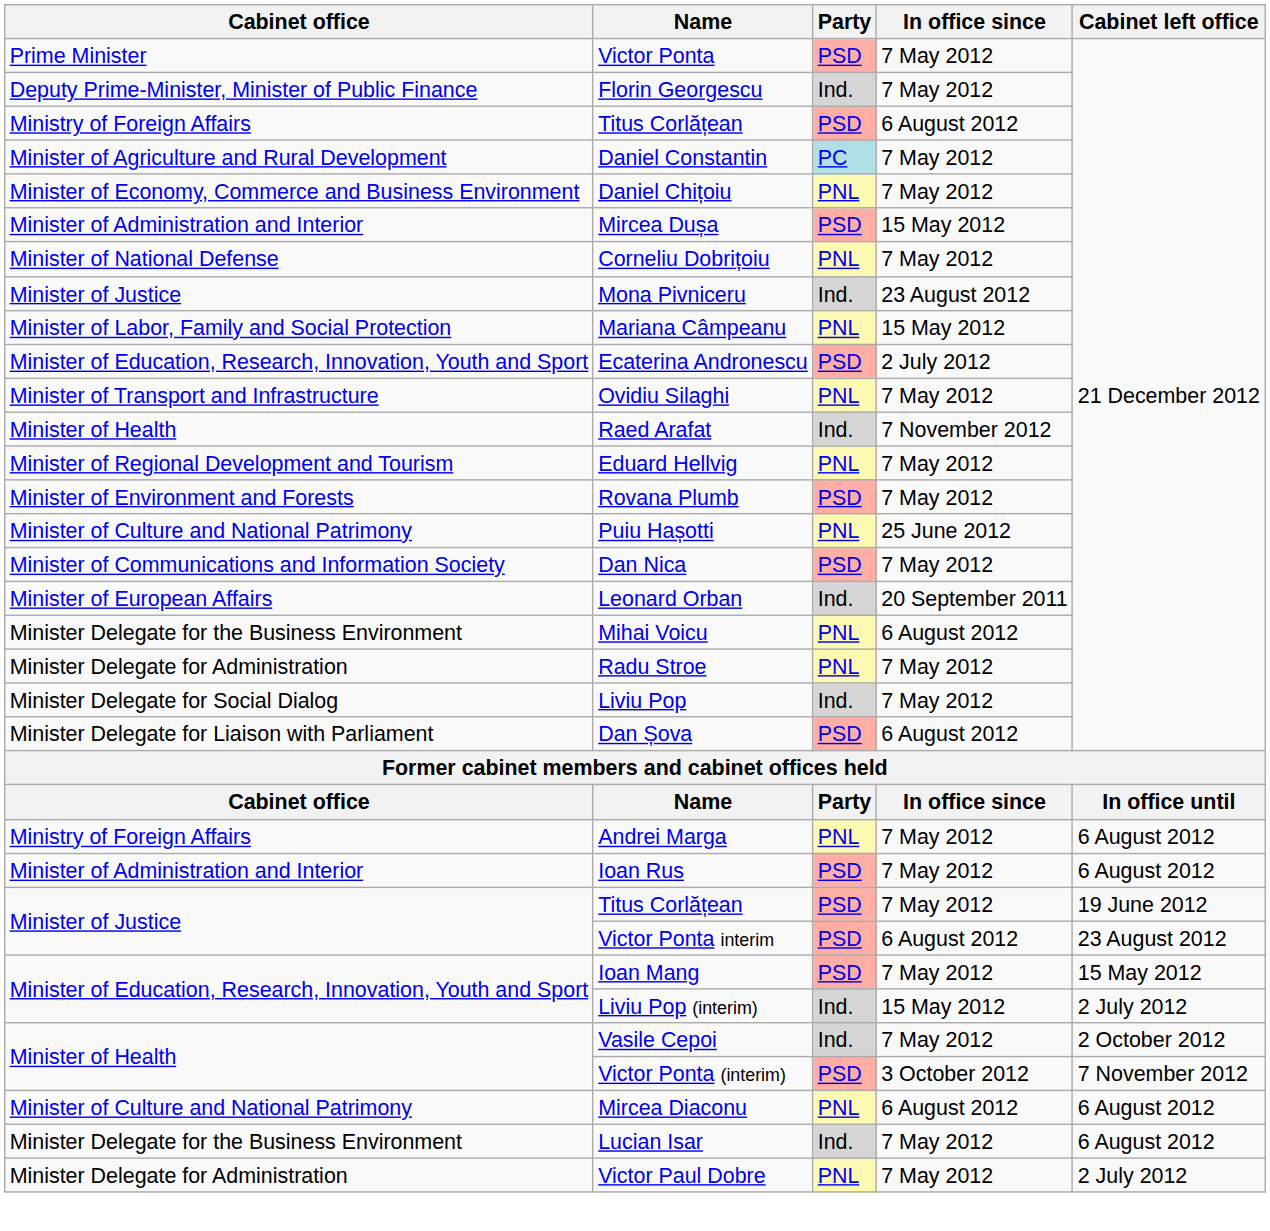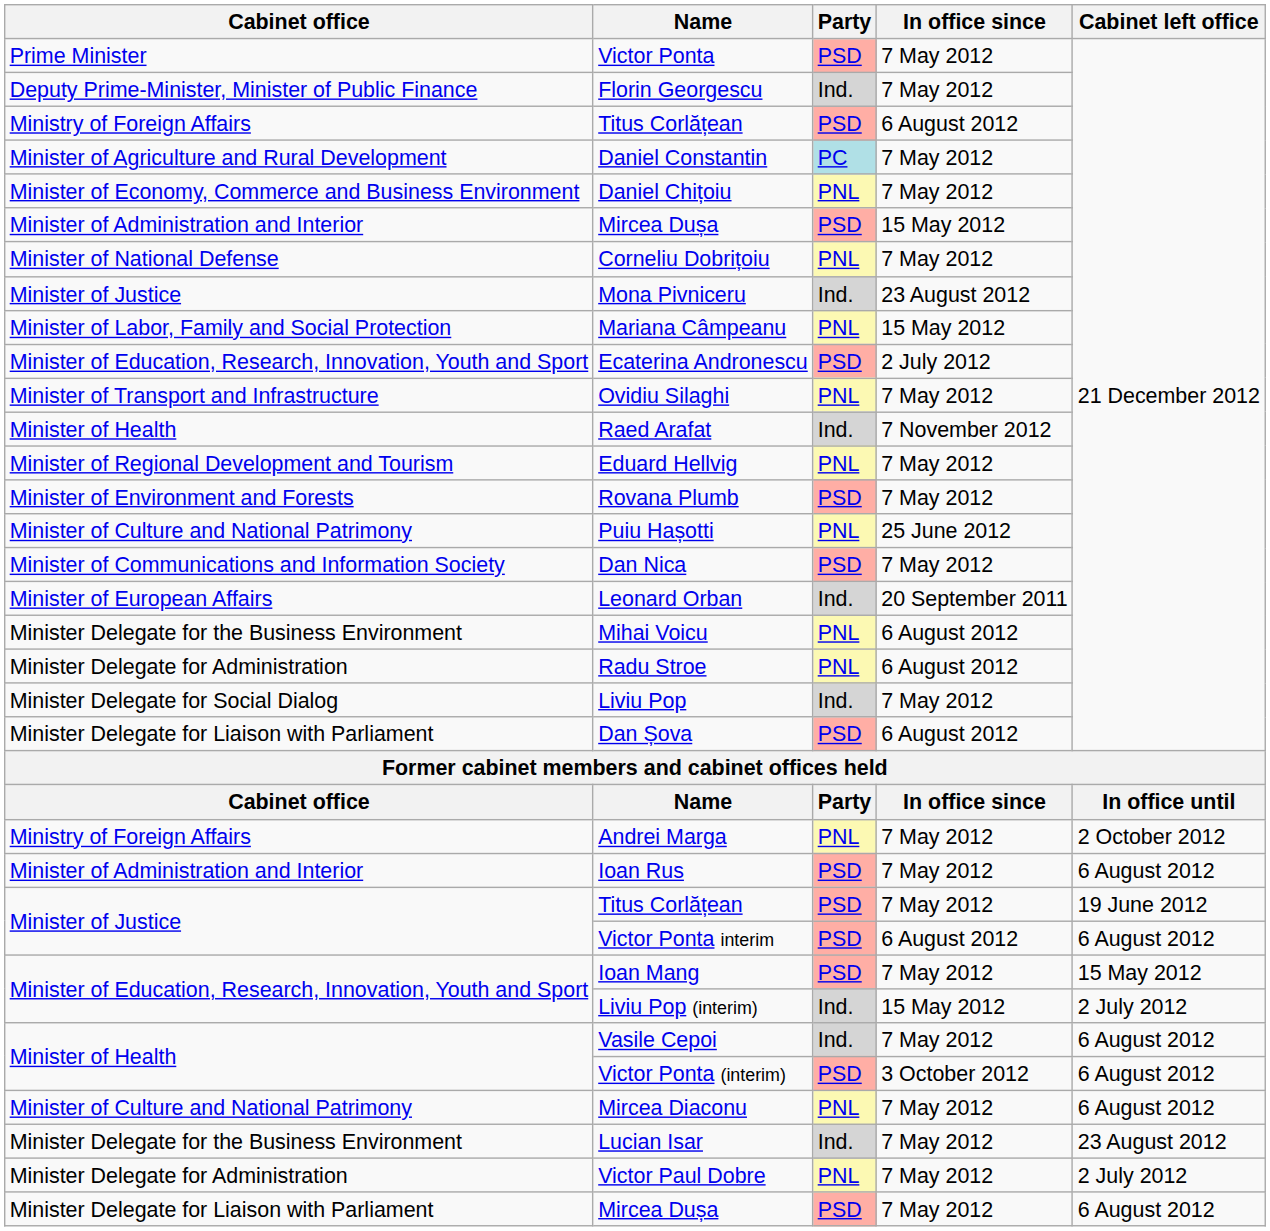(937, 666) 7 May 2012 -> (950, 666) 6 August 2012
(1146, 836) 6 August 2012 -> (1152, 836) 2 October 2012
(1152, 938) 23 August 2012 -> (1146, 938) 6 August 2012
(1152, 1040) 2 October 2012 -> (1146, 1040) 6 August 2012
(1163, 1074) 7 November 2012 -> (1146, 1074) 6 August 2012
(950, 1108) 6 August 2012 -> (937, 1108) 7 May 2012
(1146, 1141) 6 August 2012 -> (1152, 1141) 23 August 2012
+ row: (222, 1209)
